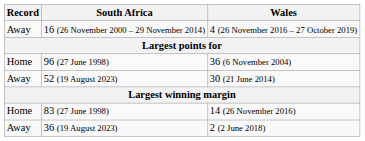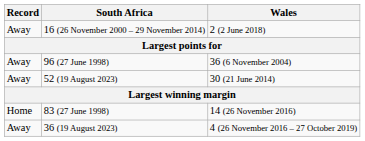(284, 29) 4 (26 November 2016 – 27 October 2019) -> (238, 29) 2 (2 June 2018)
(19, 62) Home -> (19, 62) Away
(238, 128) 2 (2 June 2018) -> (284, 128) 4 (26 November 2016 – 27 October 2019)
